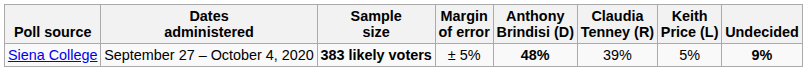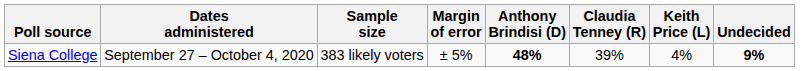(376, 55) bold -> (372, 55) normal
(690, 55) 5% -> (682, 55) 4%
